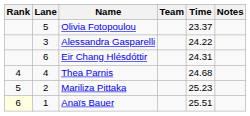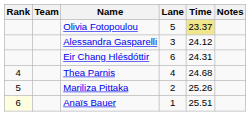columns swapped: (46, 12) <-> (172, 12)
(200, 27) no background -> (200, 27) khaki background
(200, 42) 24.22 -> (200, 42) 24.12
(200, 88) 25.23 -> (200, 88) 25.26
